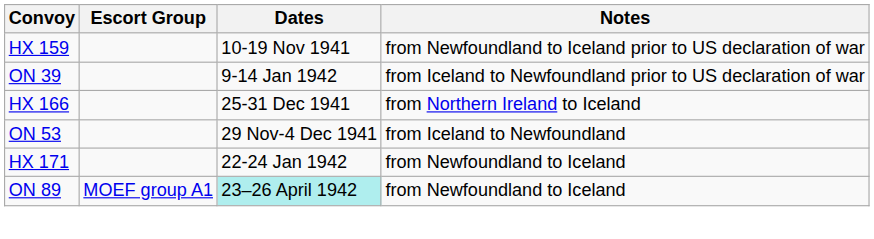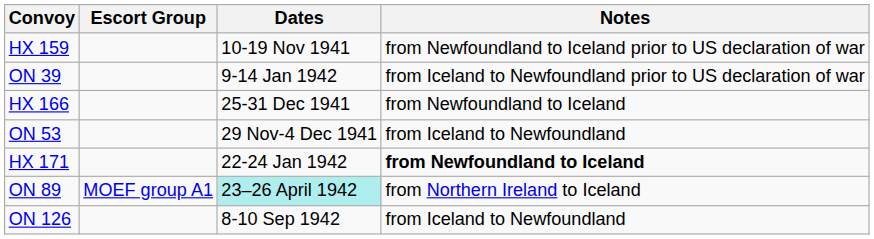(513, 104) from Northern Ireland to Iceland -> (506, 104) from Newfoundland to Iceland
(506, 162) normal -> (515, 162) bold
(506, 190) from Newfoundland to Iceland -> (513, 190) from Northern Ireland to Iceland
+ row: (40, 219)
